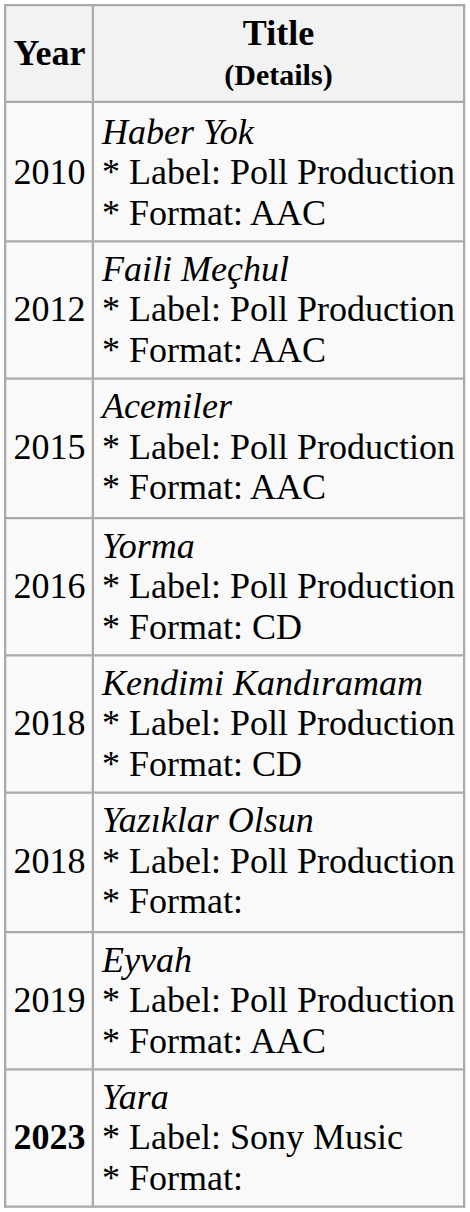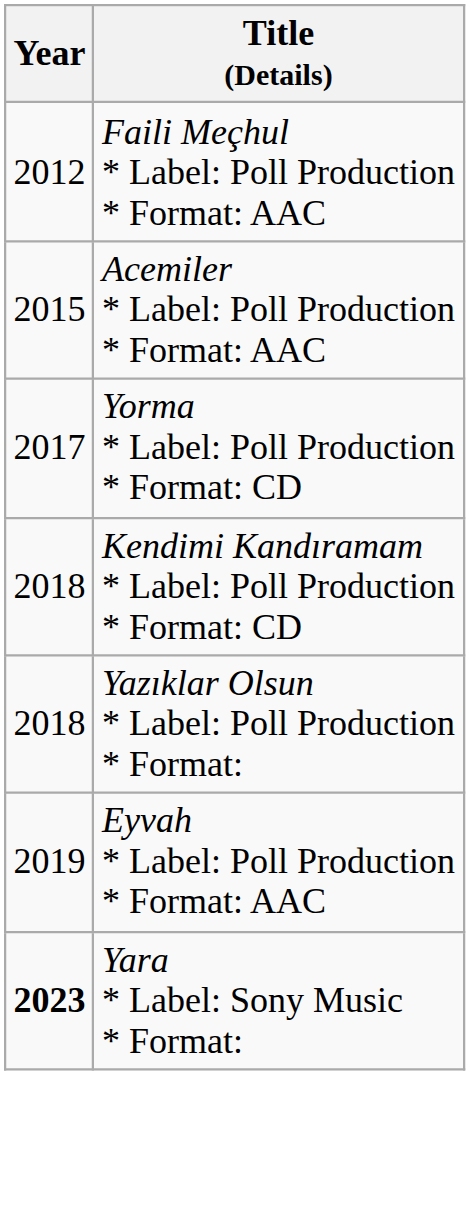- row: (278, 171)
(49, 585) 2016 -> (49, 447) 2017
